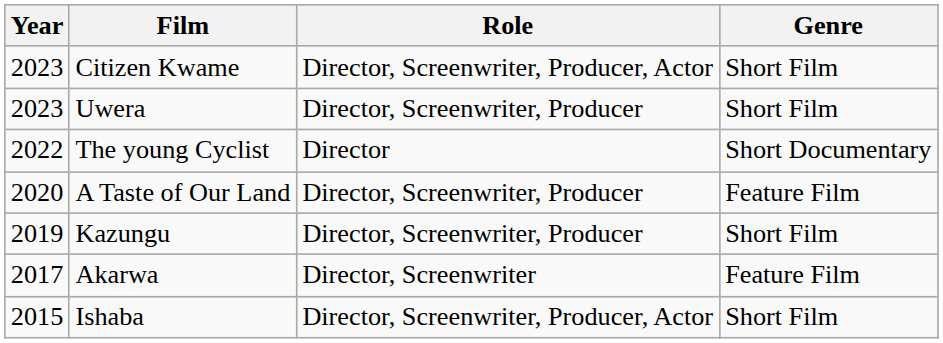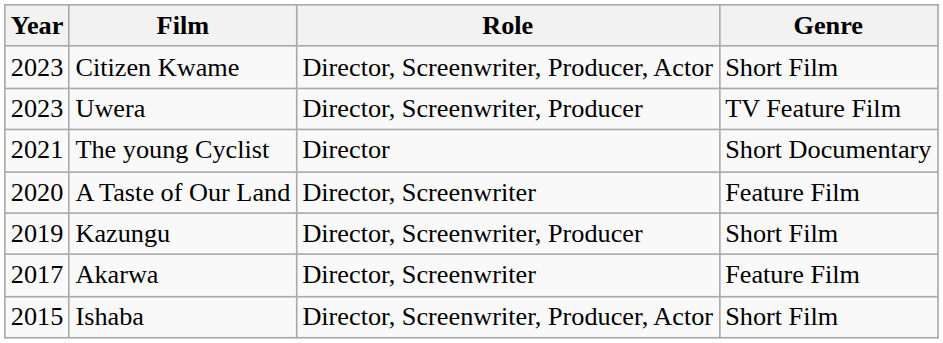(782, 108) Short Film -> (813, 108) TV Feature Film
(37, 150) 2022 -> (37, 150) 2021
(473, 191) Director, Screenwriter, Producer -> (419, 191) Director, Screenwriter
